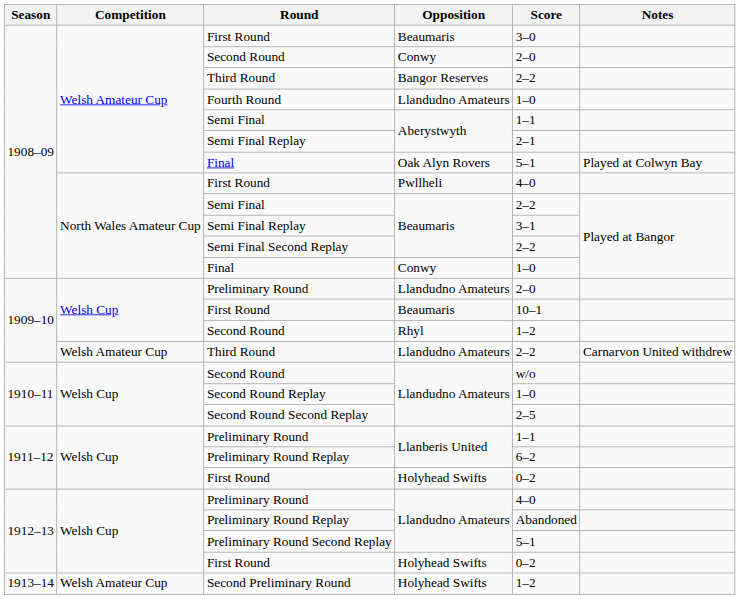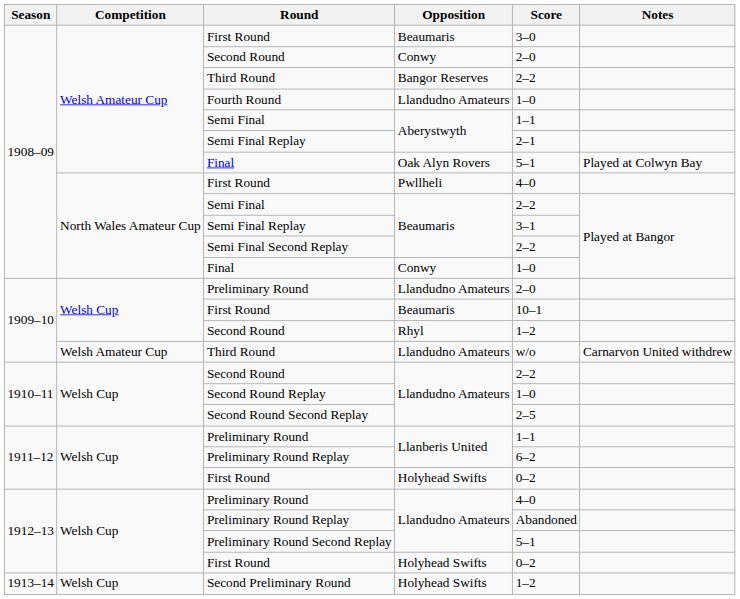(526, 352) 2–2 -> (526, 352) w/o
(526, 373) w/o -> (526, 373) 2–2
(114, 583) Welsh Amateur Cup -> (89, 583) Welsh Cup
